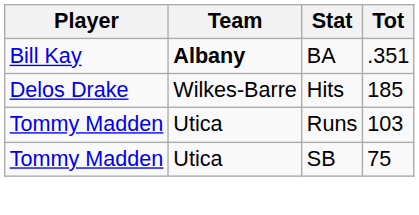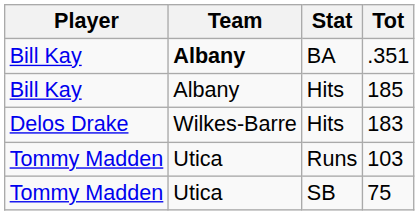+ row: (46, 90)
(385, 90) 185 -> (385, 124) 183
